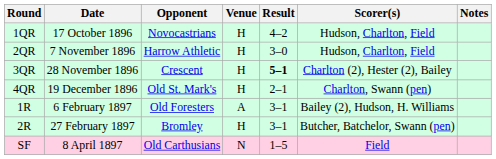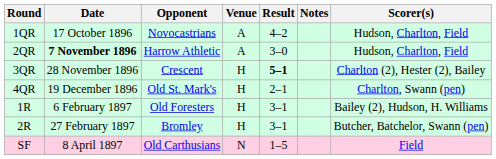columns swapped: (377, 13) <-> (474, 13)
(241, 32) H -> (241, 32) A
(92, 51) normal -> (92, 51) bold
(241, 51) H -> (241, 51) A
(241, 107) A -> (241, 107) H
